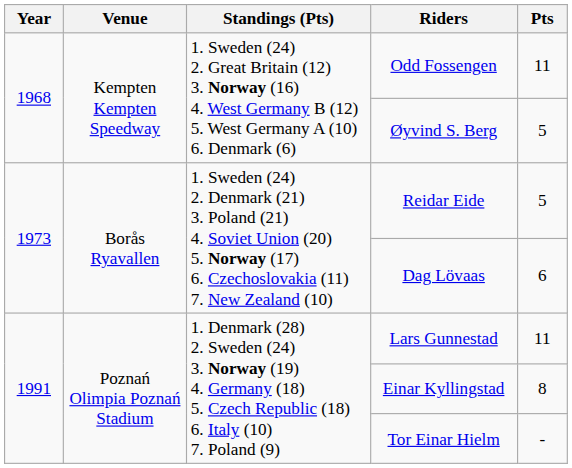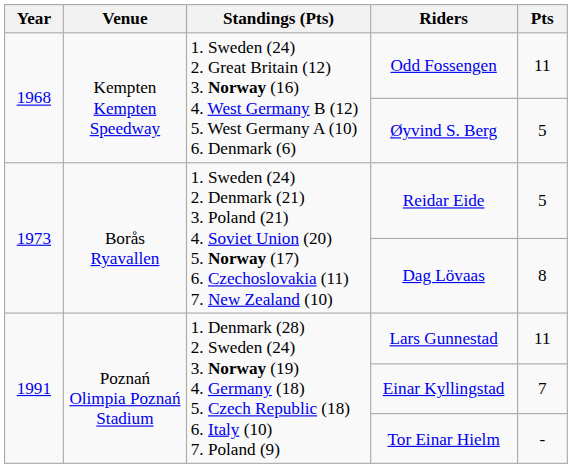(542, 275) 6 -> (542, 275) 8
(542, 388) 8 -> (542, 388) 7
